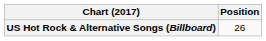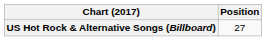(240, 28) 26 -> (240, 28) 27
